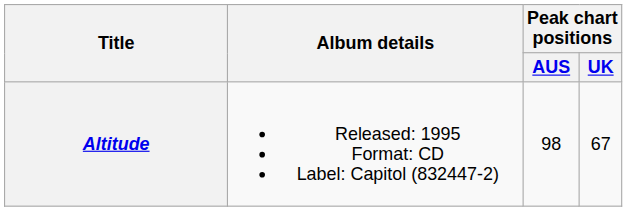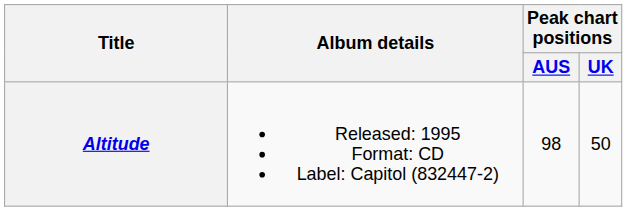(601, 143) 67 -> (601, 143) 50
